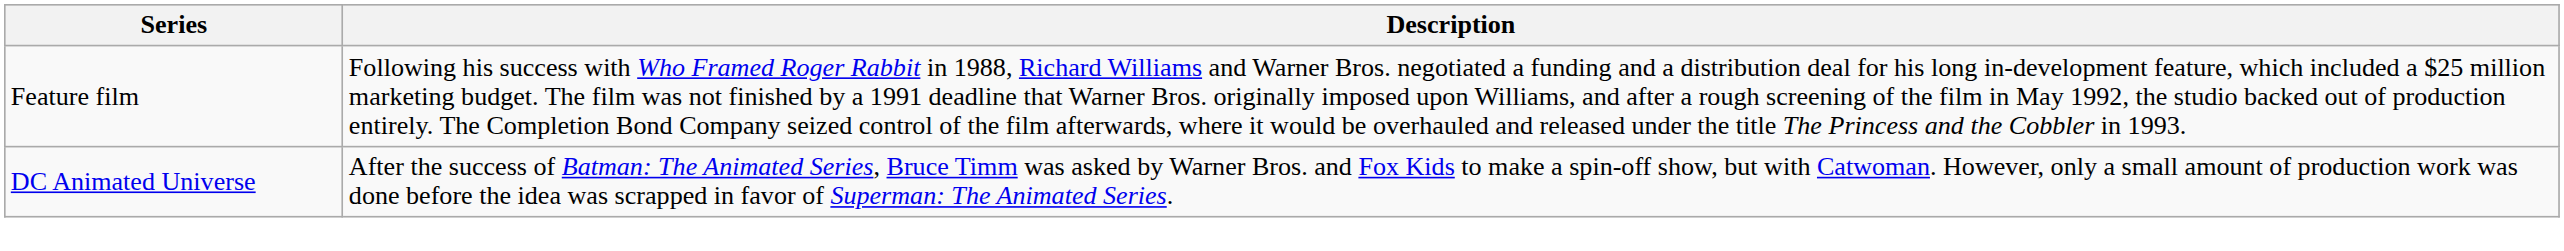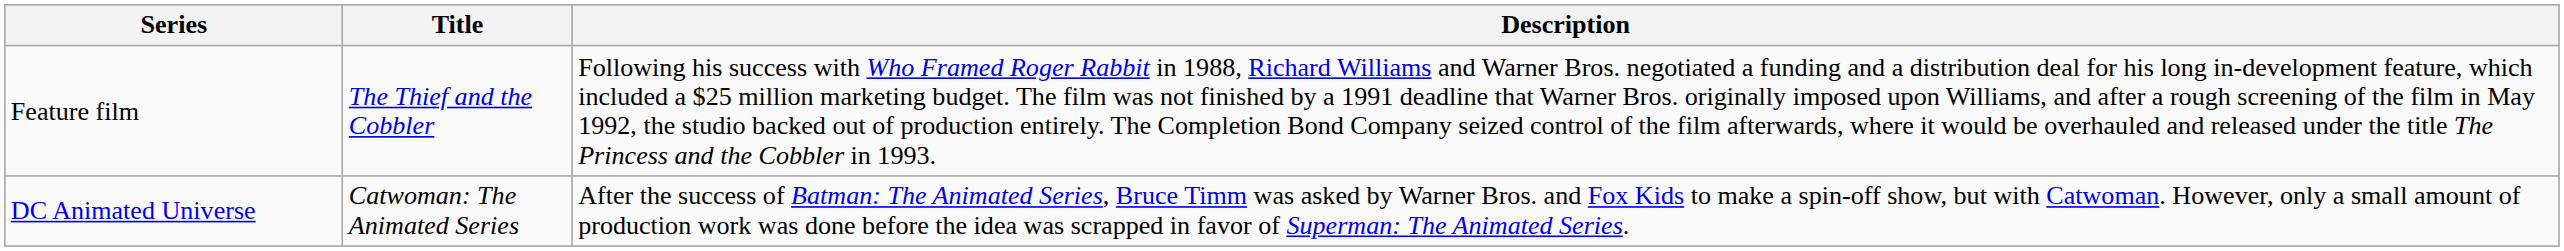+ column: (458, 25)
